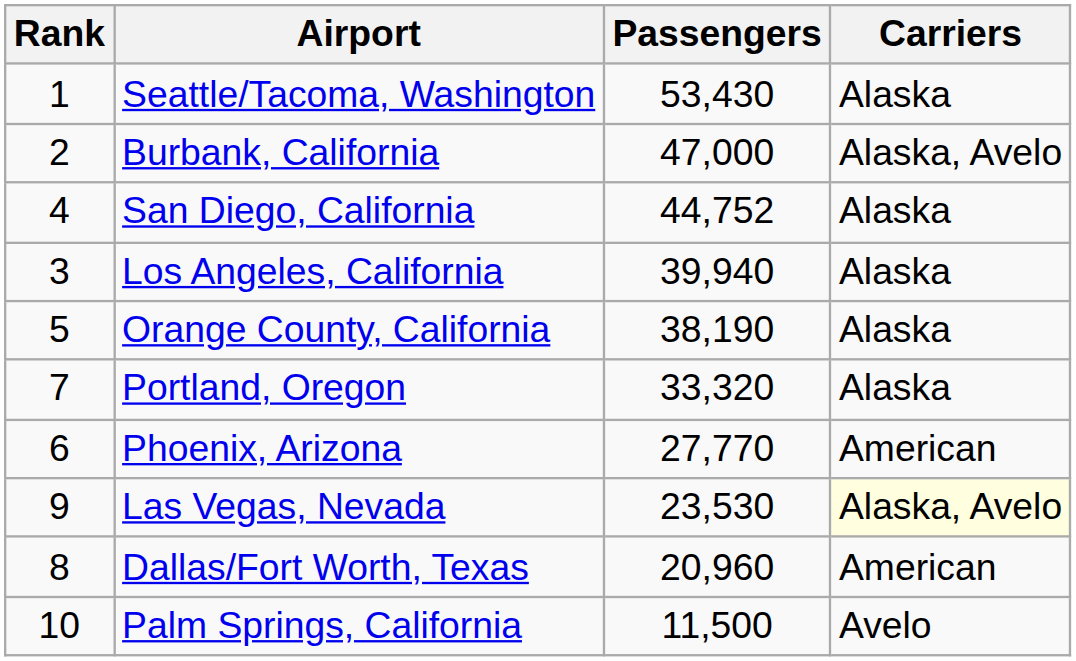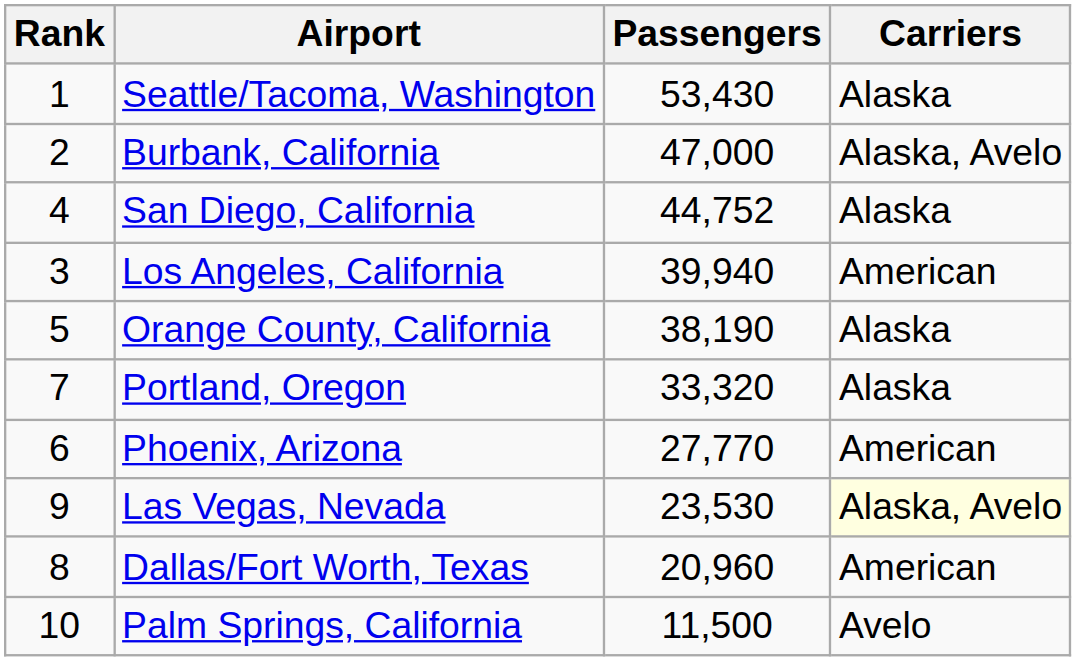(895, 270) Alaska -> (918, 270) American
